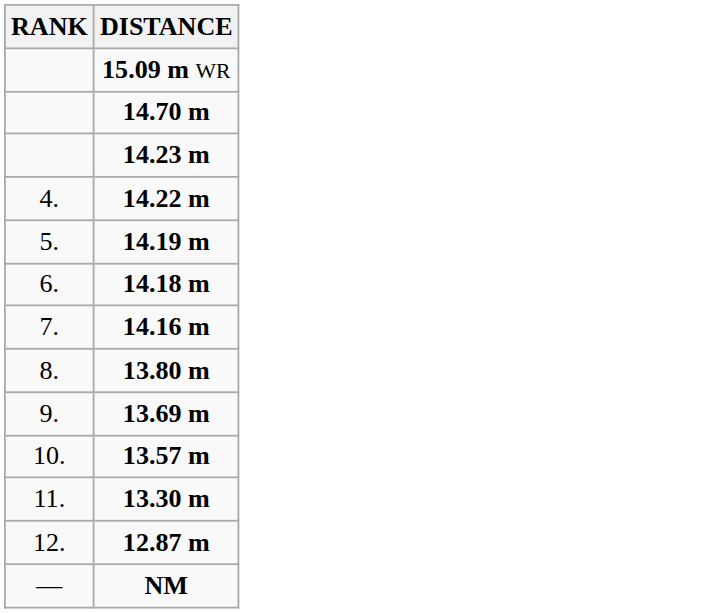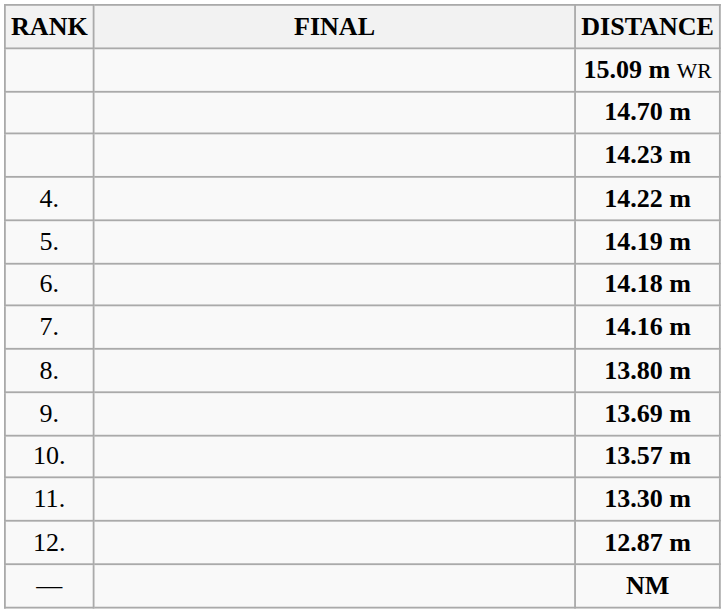+ column: (334, 26)
